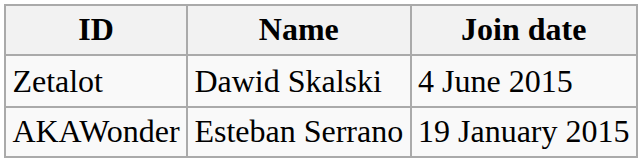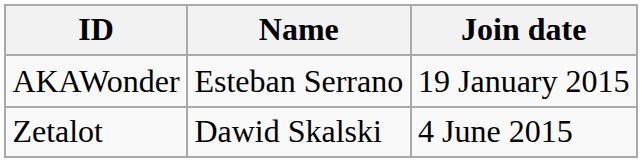rows swapped: (58, 80) <-> (96, 131)
